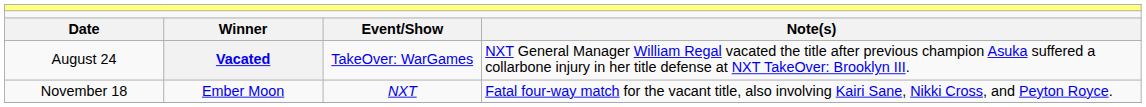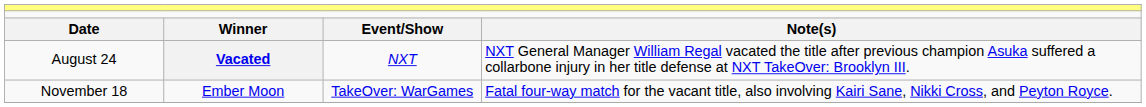(402, 60) TakeOver: WarGames -> (402, 60) NXT
(402, 91) NXT -> (402, 91) TakeOver: WarGames
